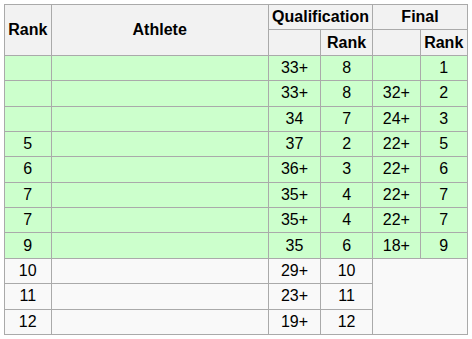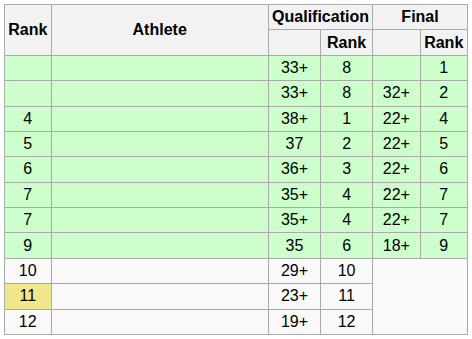- row: (294, 118)
+ row: (294, 118)
(28, 296) no background -> (28, 296) khaki background
